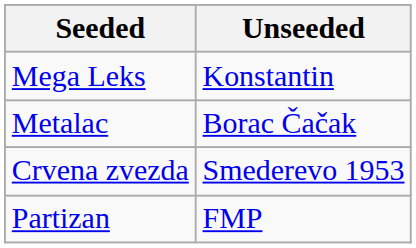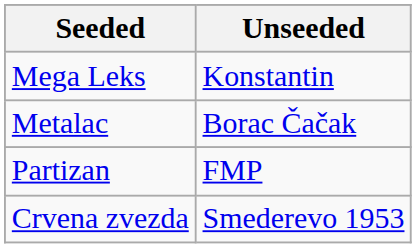rows swapped: (100, 170) <-> (61, 218)
